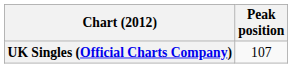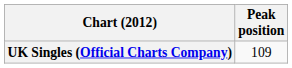(261, 52) 107 -> (261, 52) 109
